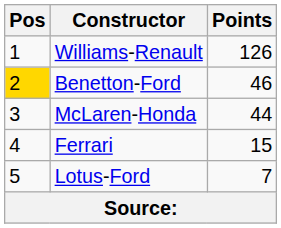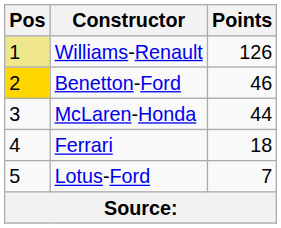(15, 52) no background -> (15, 52) khaki background
(261, 146) 15 -> (261, 146) 18
